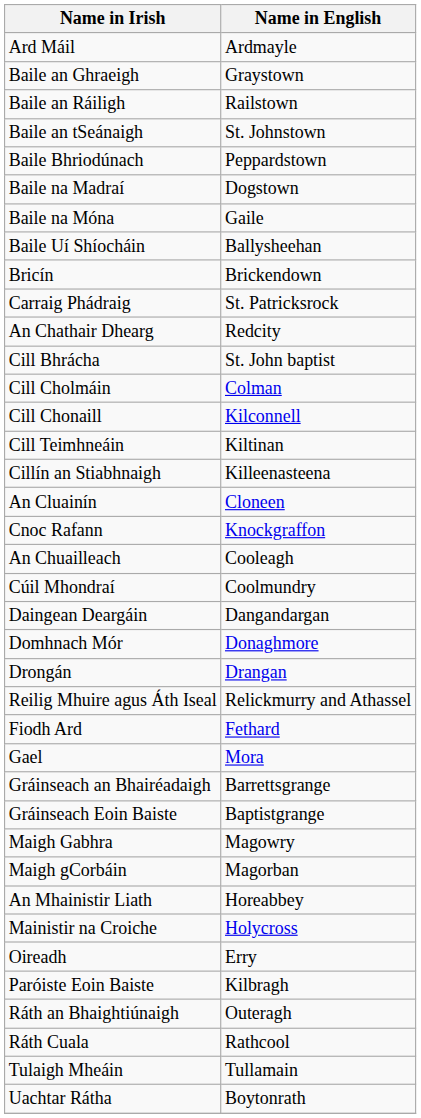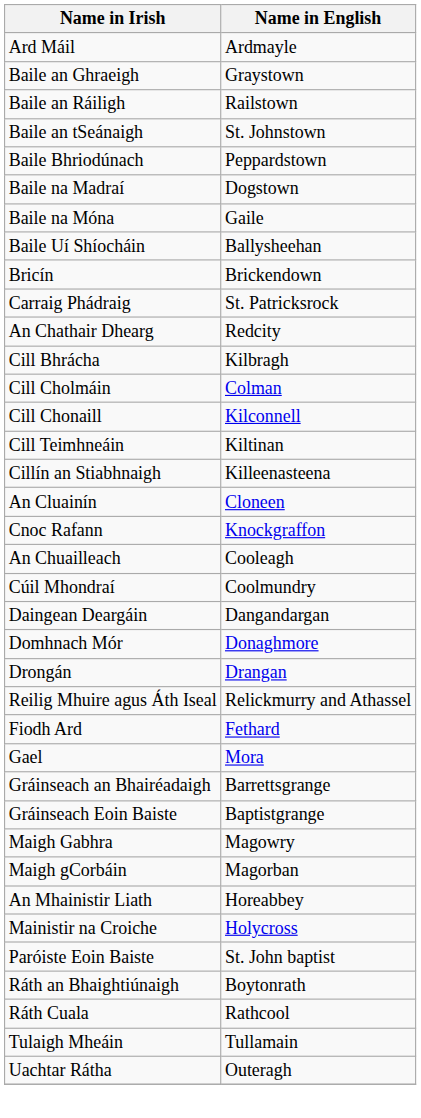(280, 359) St. John baptist -> (257, 359) Kilbragh
- row: (38, 956)
(257, 984) Kilbragh -> (280, 956) St. John baptist
(258, 1013) Outeragh -> (265, 984) Boytonrath
(265, 1098) Boytonrath -> (258, 1070) Outeragh
